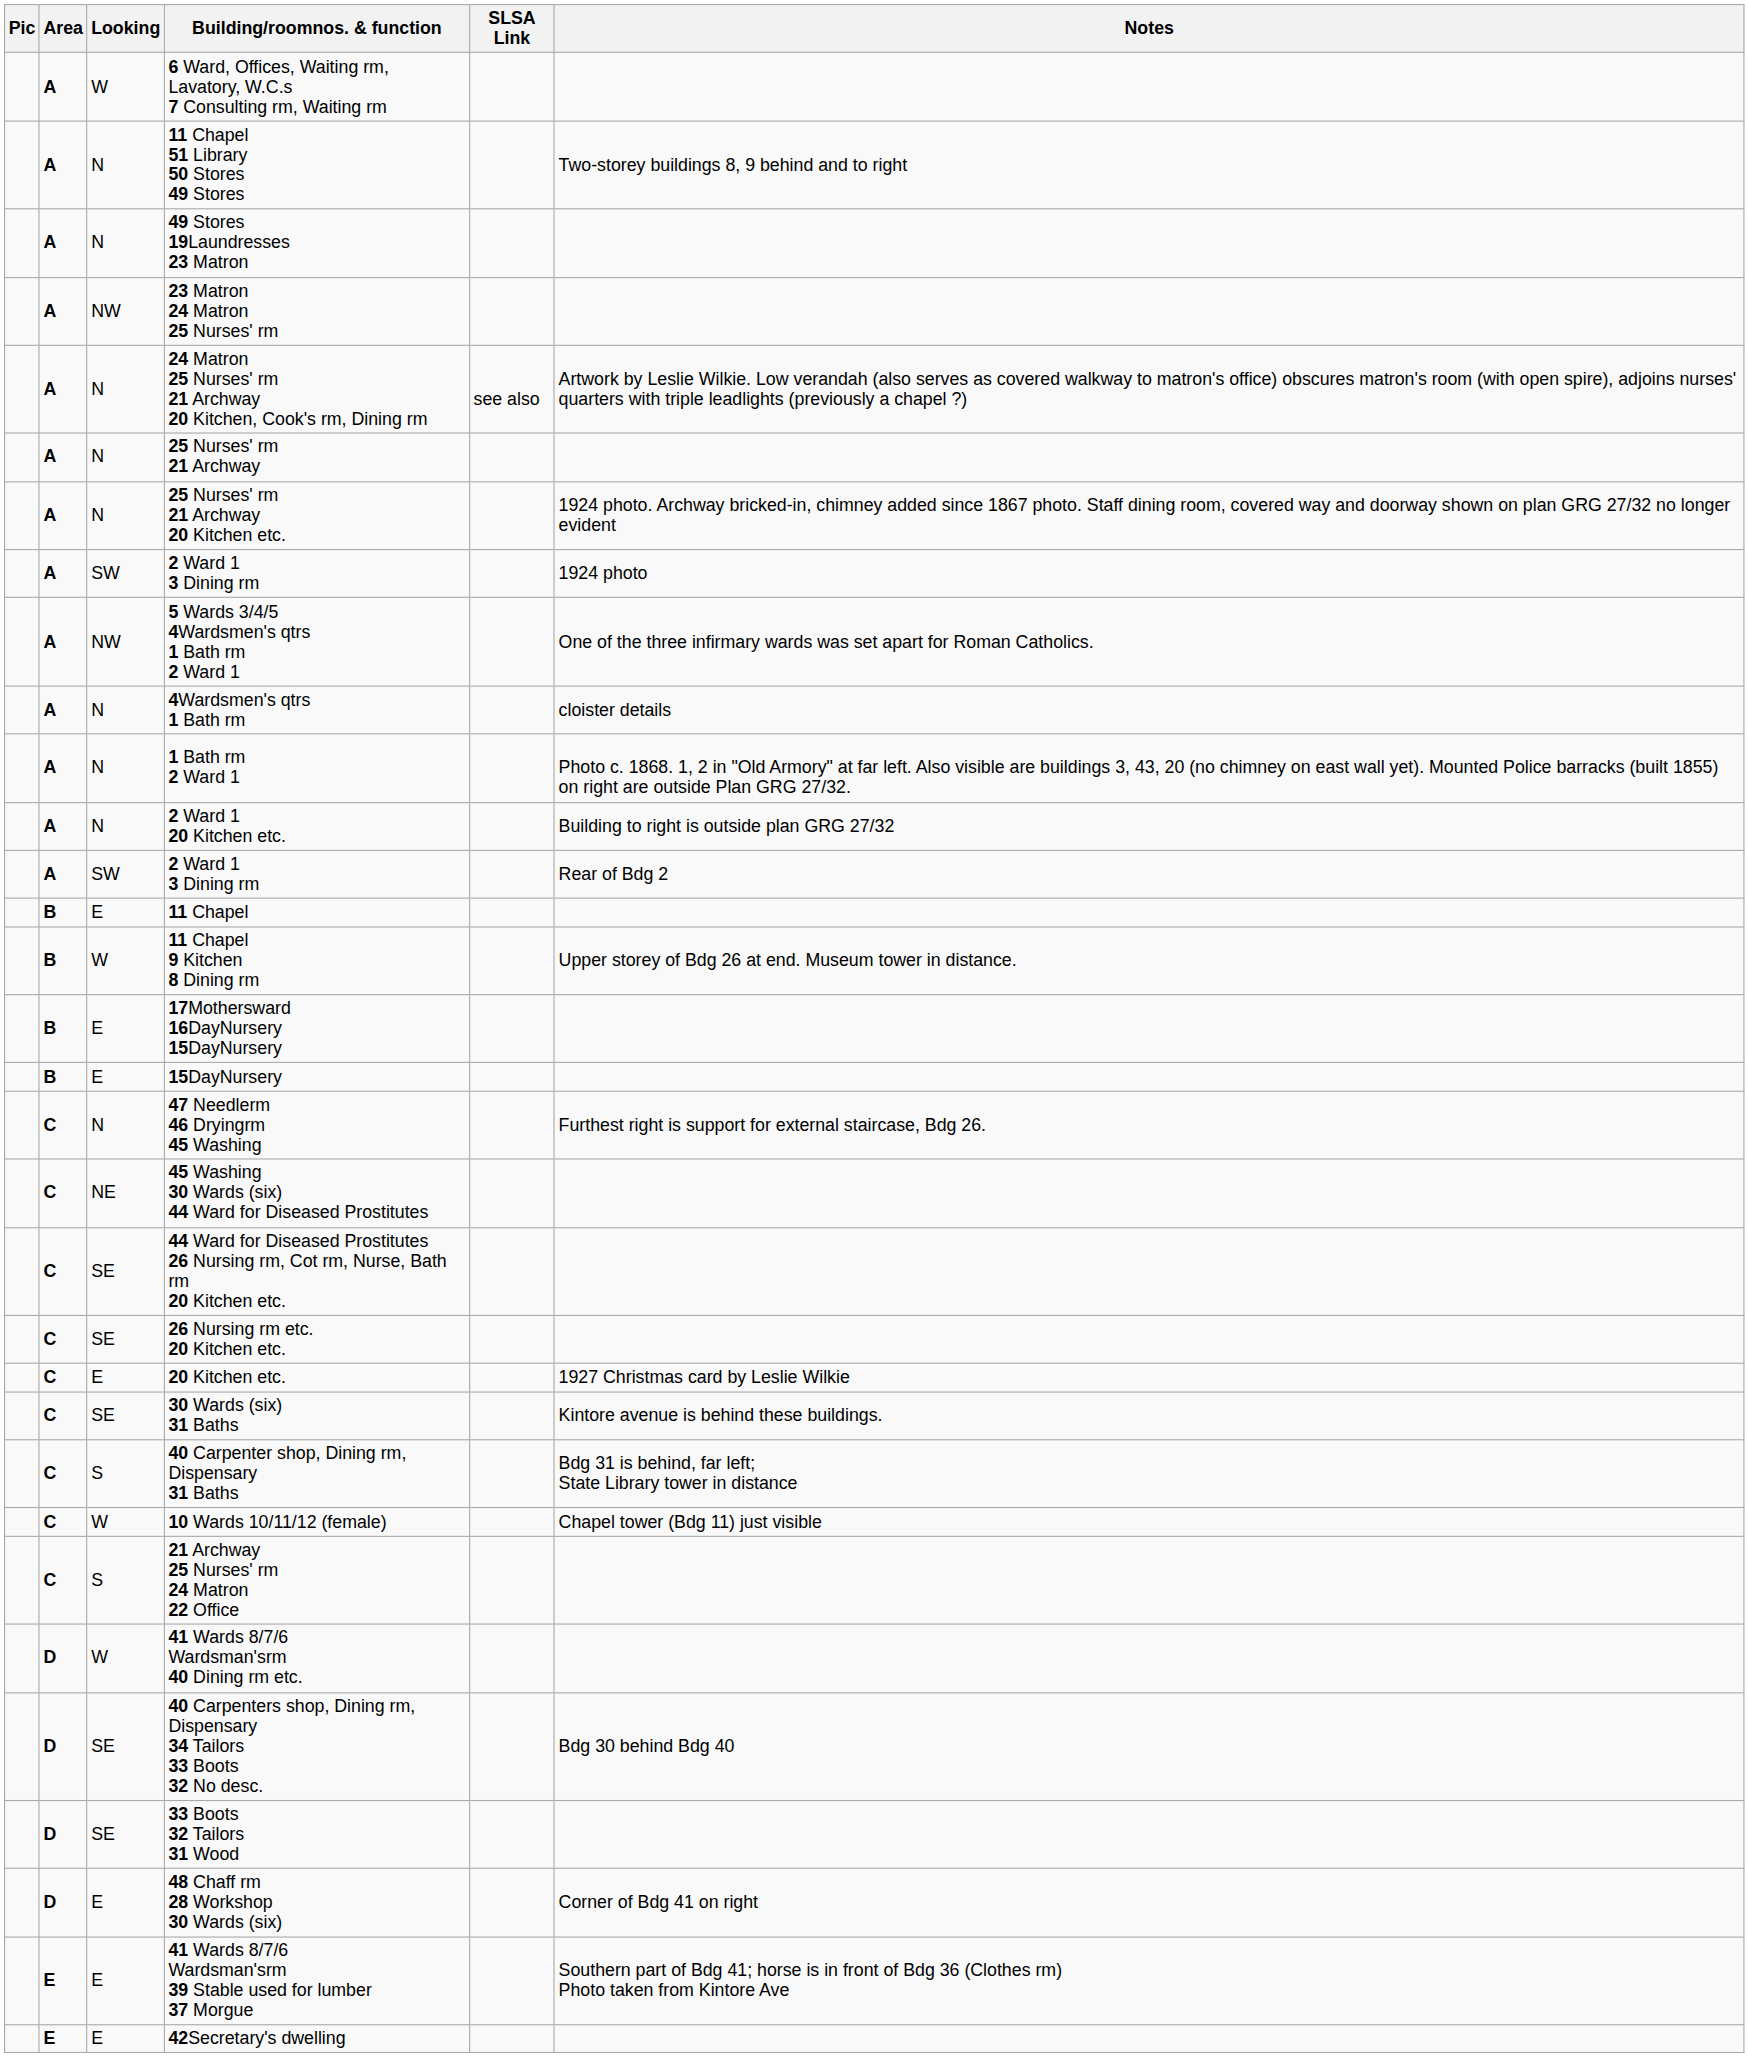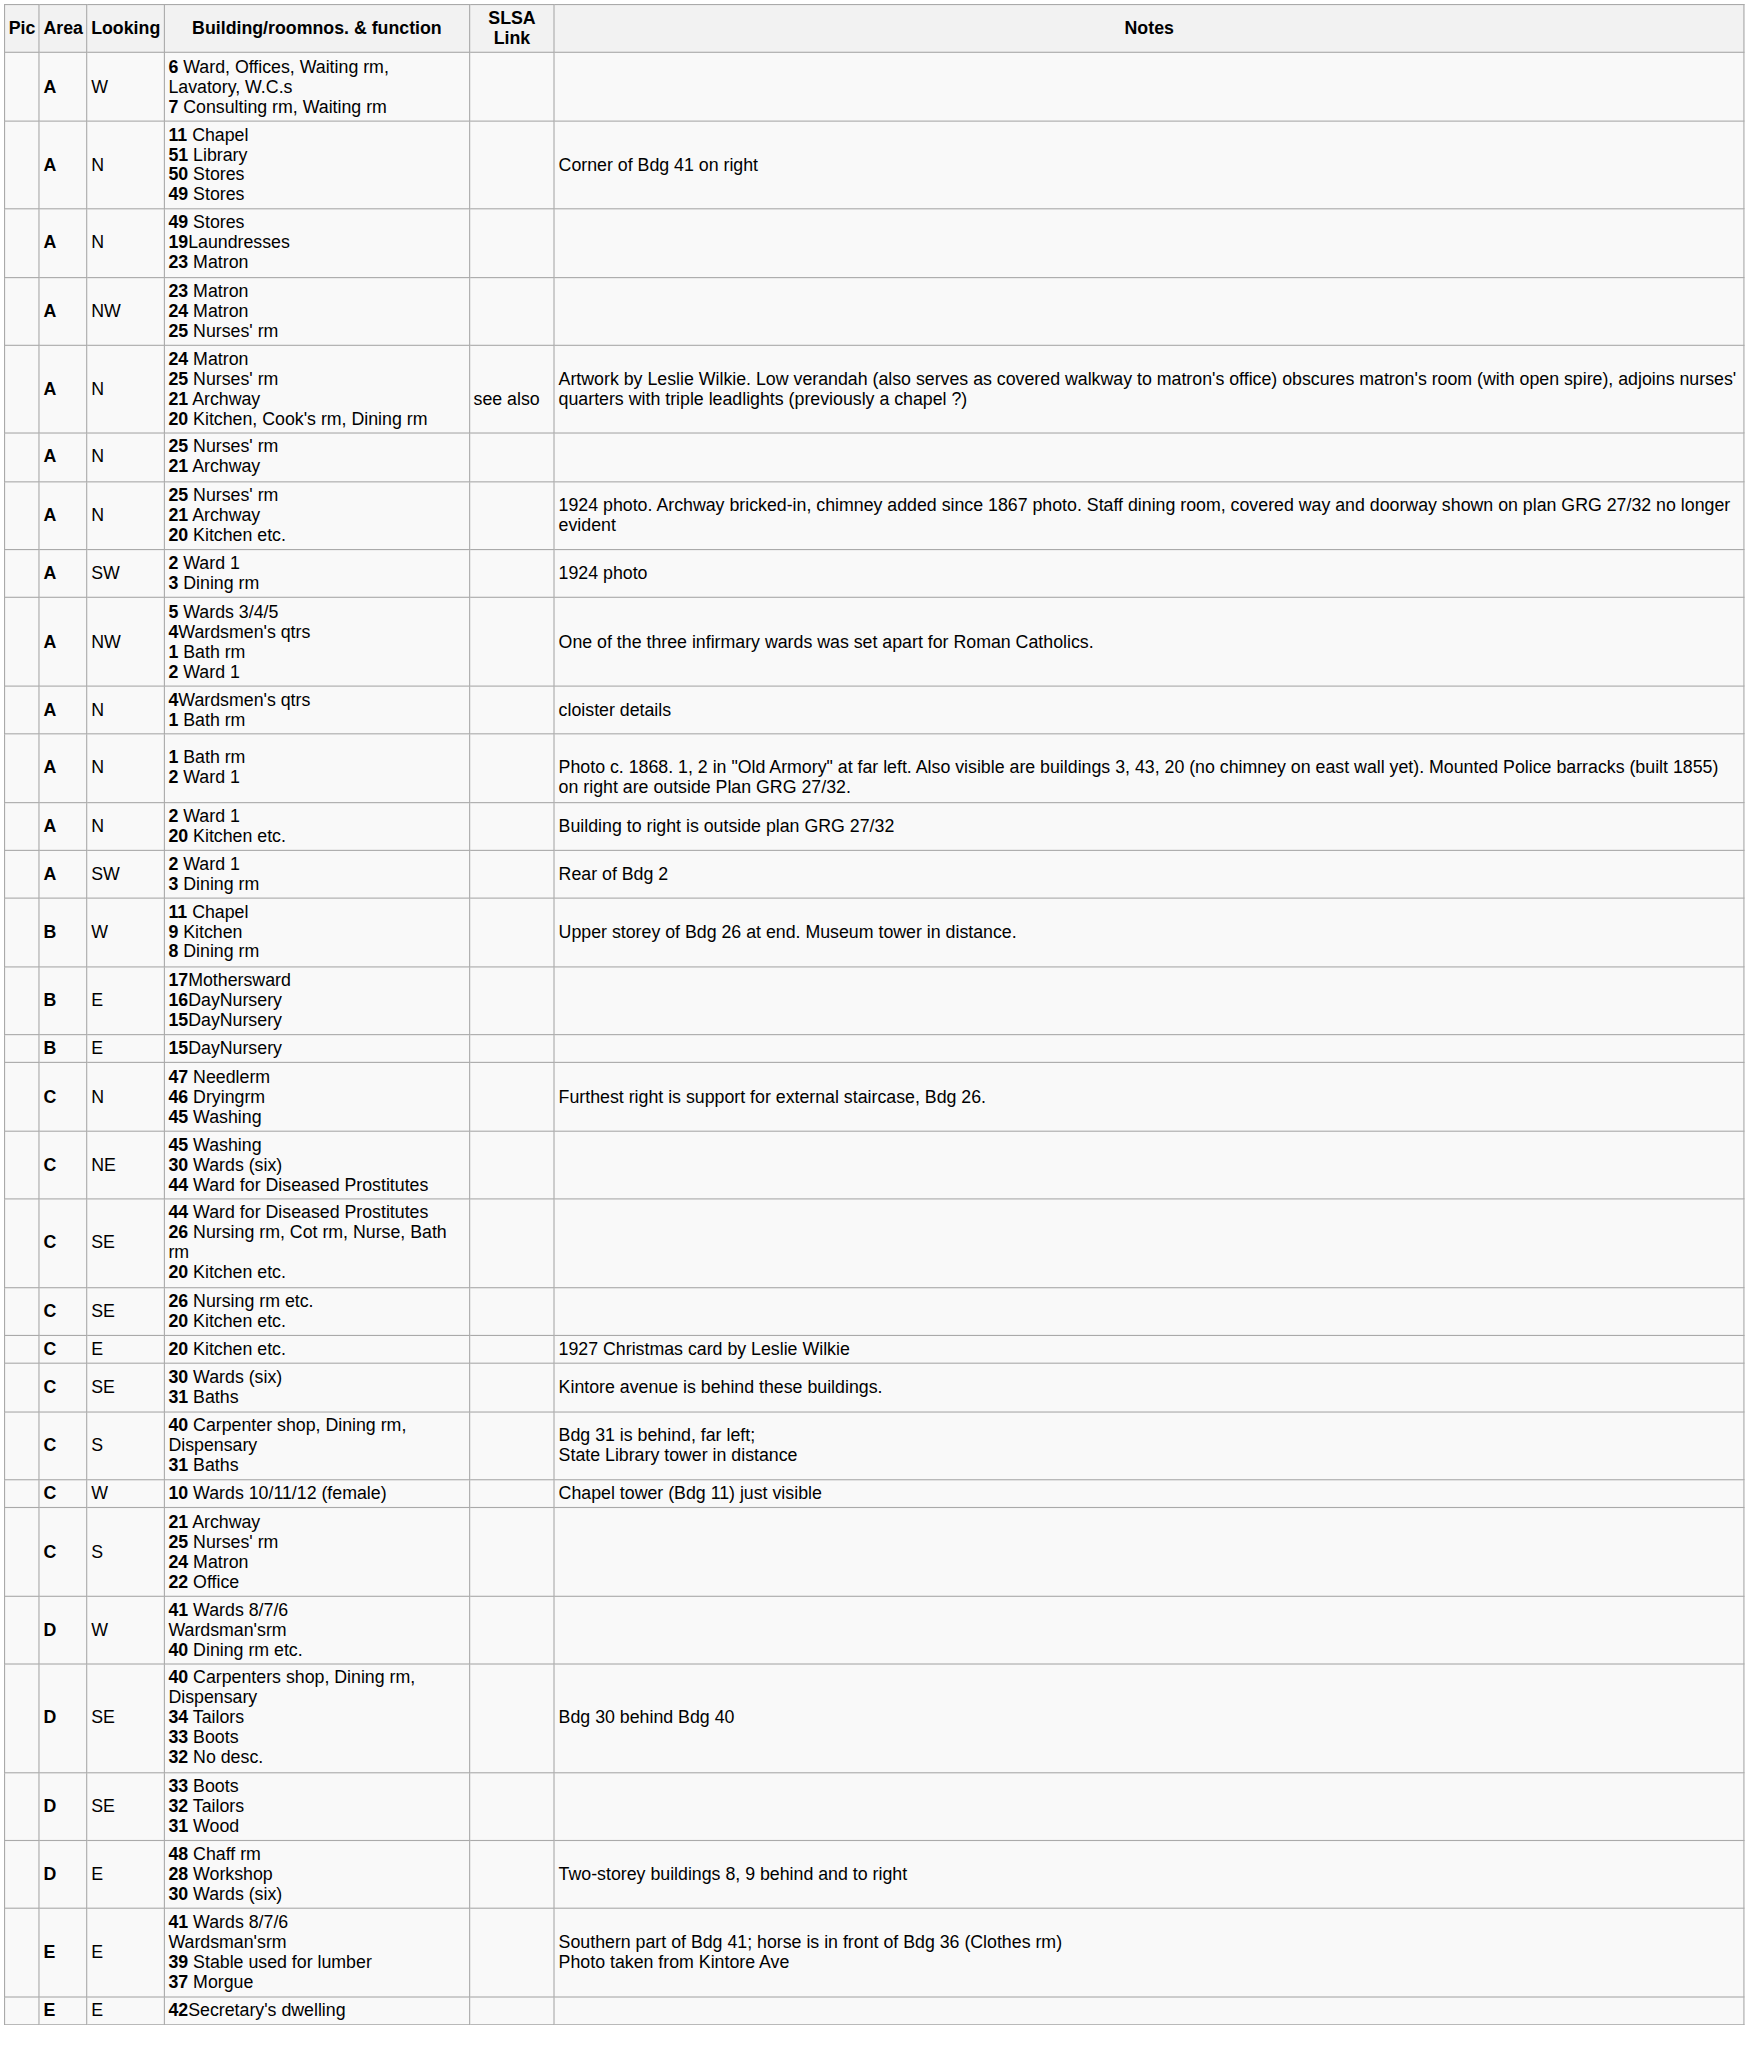(733, 164) Two-storey buildings 8, 9 behind and to right -> (658, 164) Corner of Bdg 41 on right
- row: (97, 912)
(658, 1902) Corner of Bdg 41 on right -> (733, 1874) Two-storey buildings 8, 9 behind and to right
